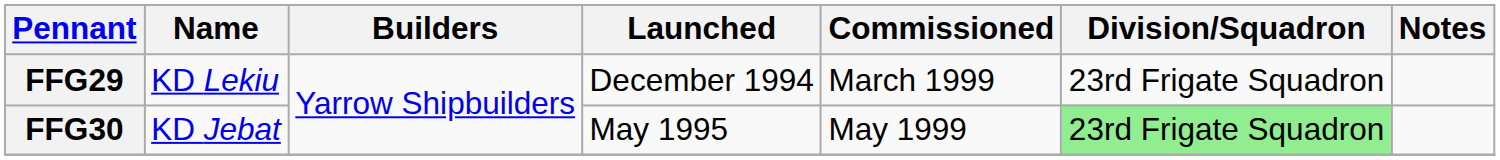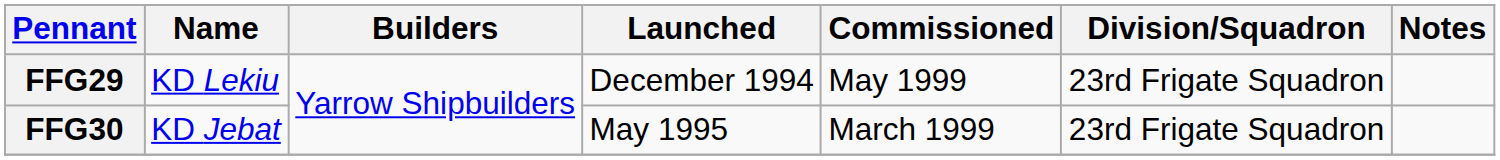(912, 79) March 1999 -> (898, 79) May 1999
(898, 129) May 1999 -> (912, 129) March 1999
(1227, 129) lightgreen background -> (1227, 129) no background
